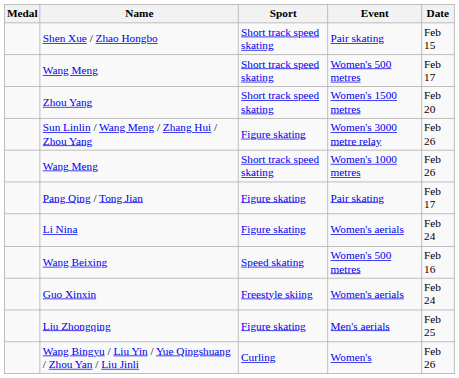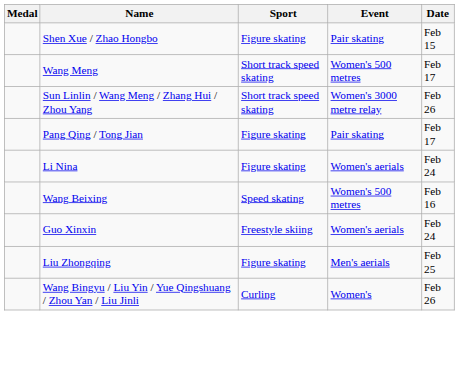(280, 39) Short track speed skating -> (273, 39) Figure skating
- row: (67, 102)
(273, 134) Figure skating -> (280, 102) Short track speed skating
- row: (70, 166)
